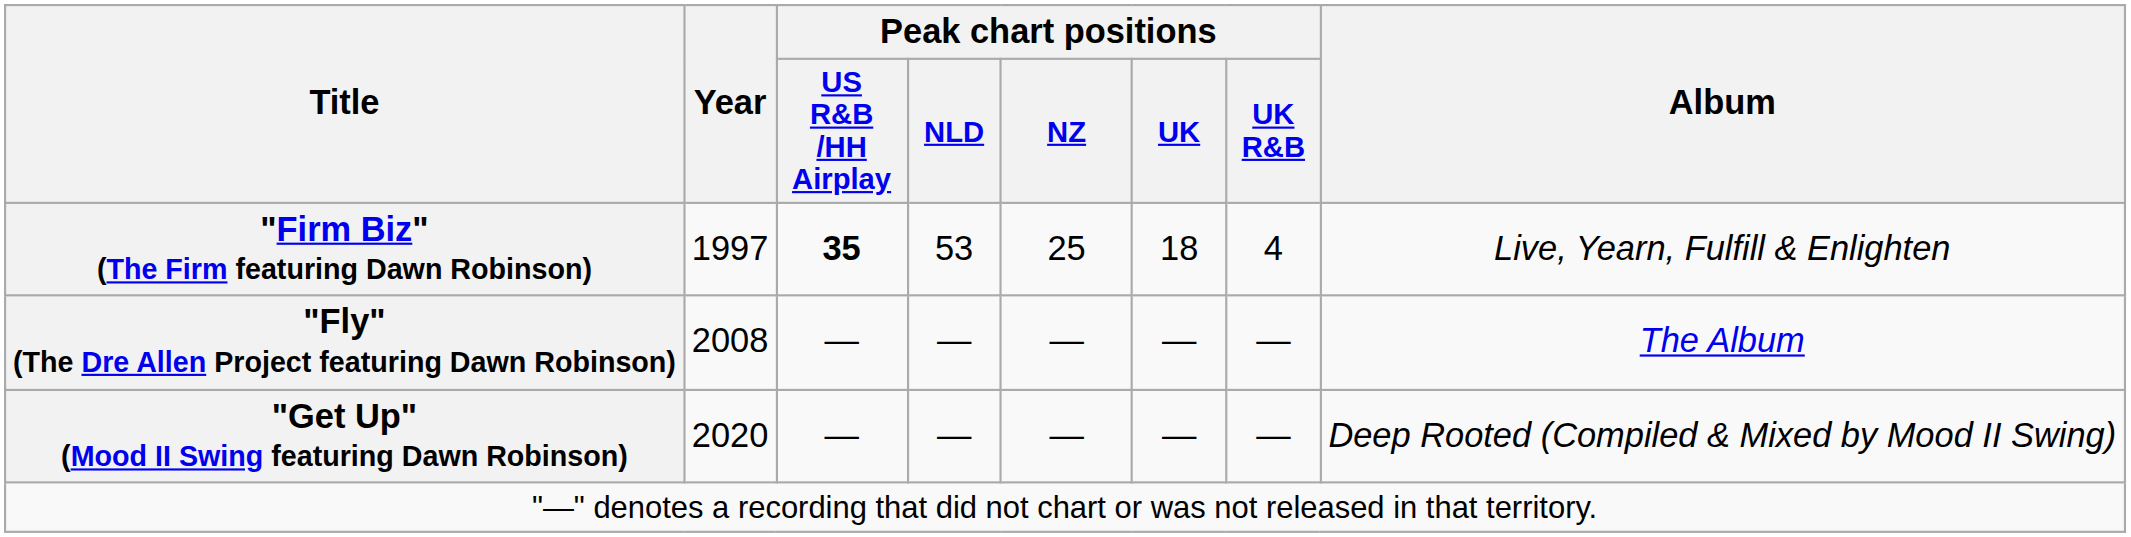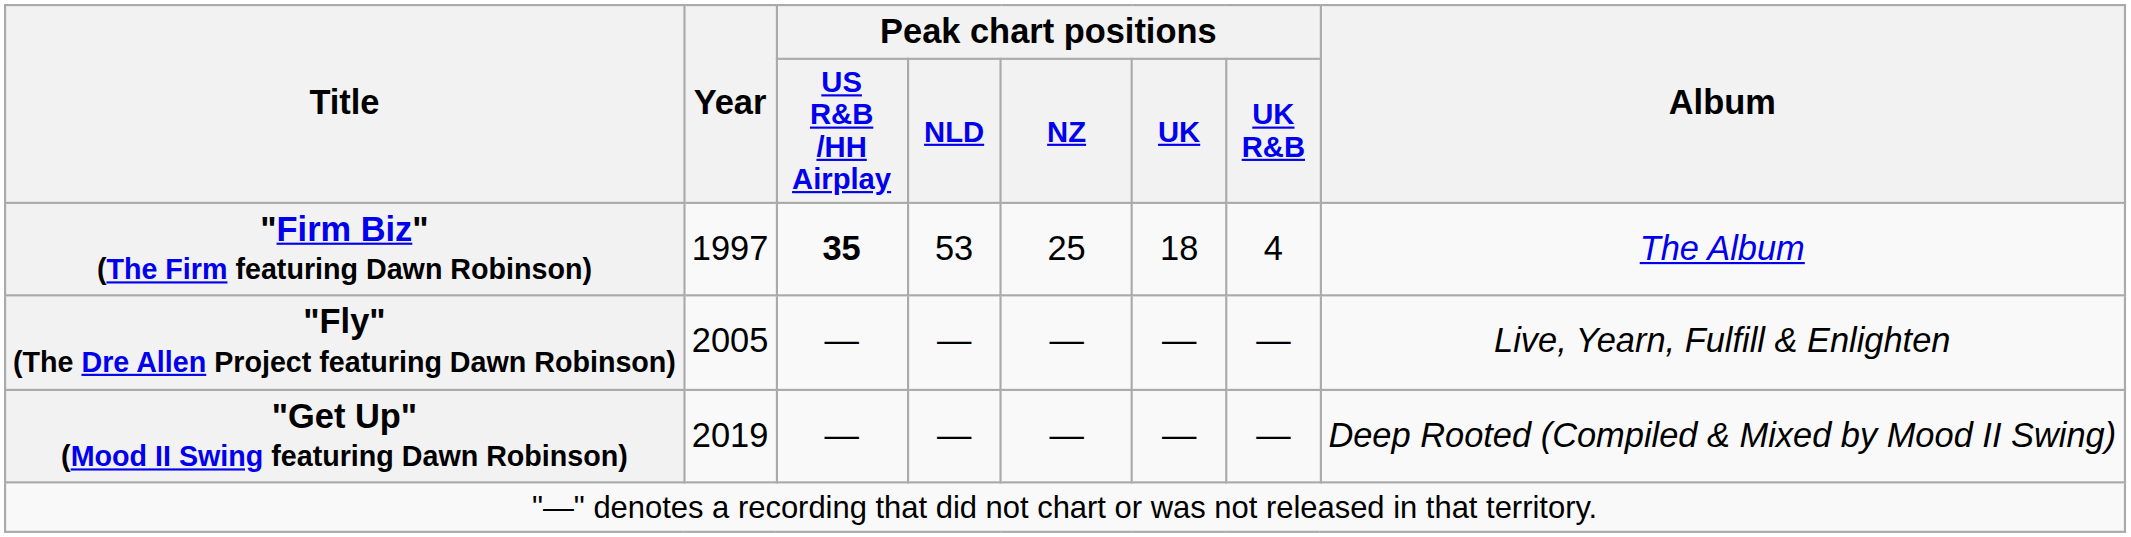(1722, 248) Live, Yearn, Fulfill & Enlighten -> (1722, 248) The Album
(730, 341) 2008 -> (730, 341) 2005
(1722, 341) The Album -> (1722, 341) Live, Yearn, Fulfill & Enlighten
(730, 435) 2020 -> (730, 435) 2019
